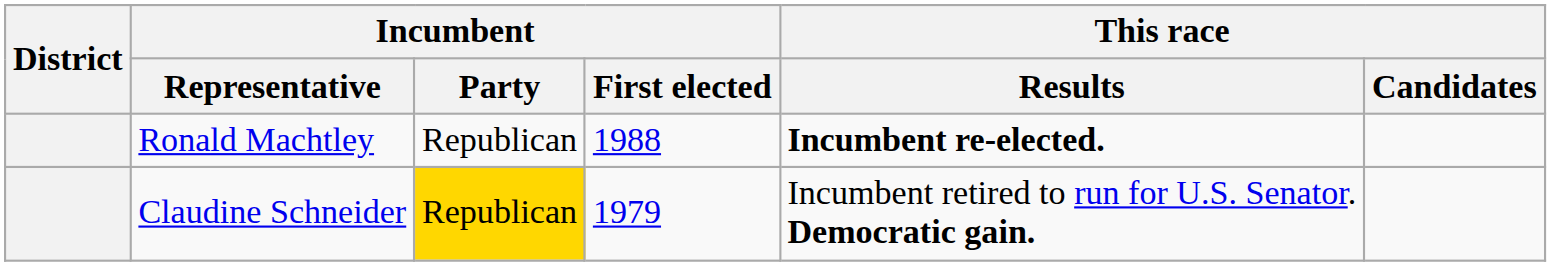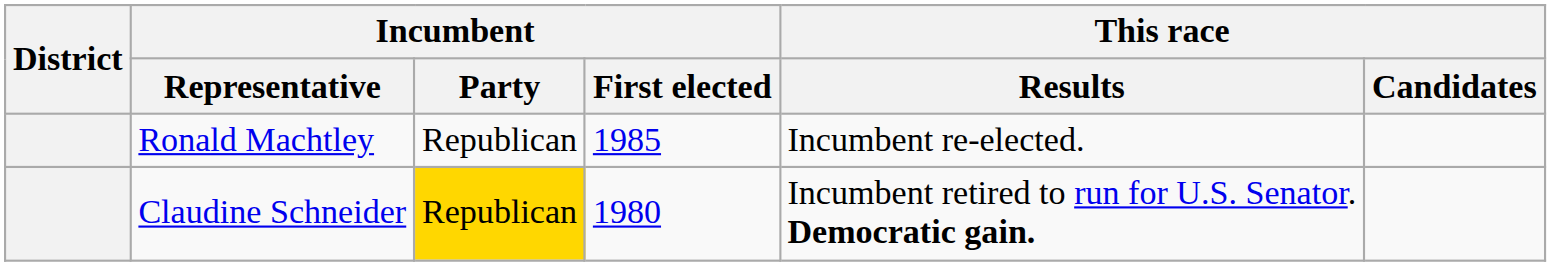(627, 139) 1988 -> (627, 139) 1985
(946, 139) bold -> (936, 139) normal
(627, 212) 1979 -> (627, 212) 1980
